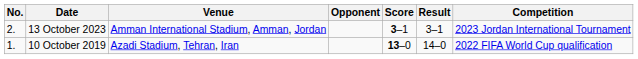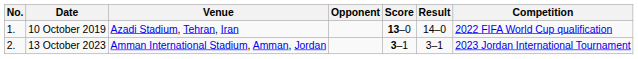rows swapped: (67, 45) <-> (67, 29)
